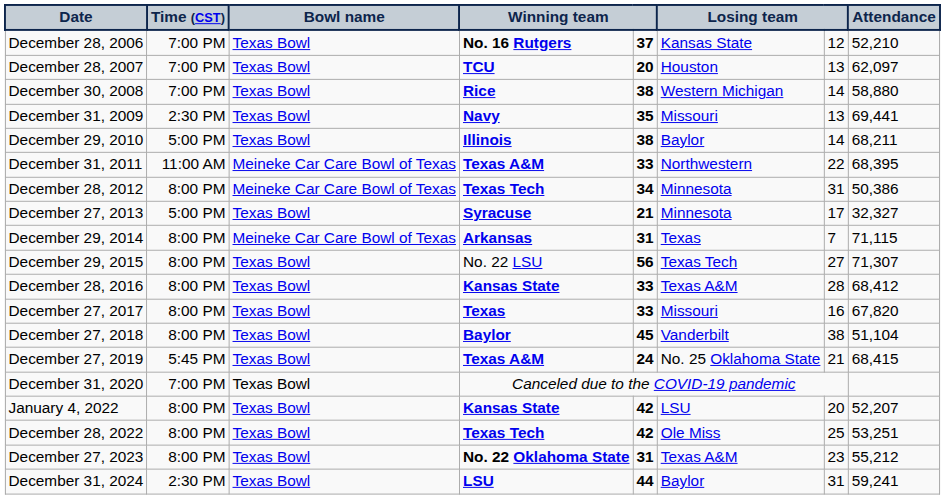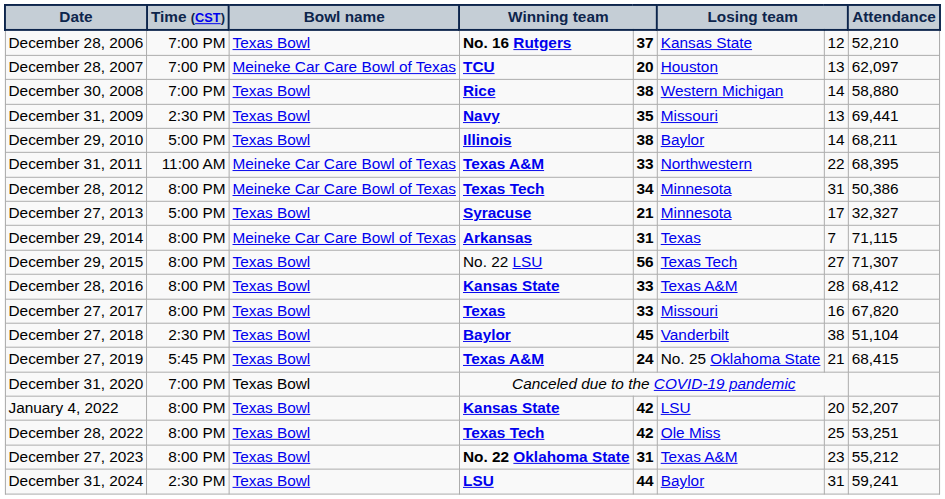(271, 67) Texas Bowl -> (344, 67) Meineke Car Care Bowl of Texas
(197, 335) 8:00 PM -> (197, 335) 2:30 PM
